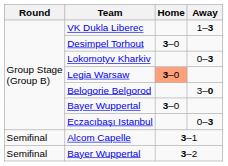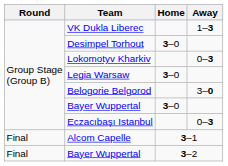(171, 75) lightsalmon background -> (171, 75) no background
(27, 137) Semifinal -> (17, 137) Final
(27, 153) Semifinal -> (17, 153) Final
